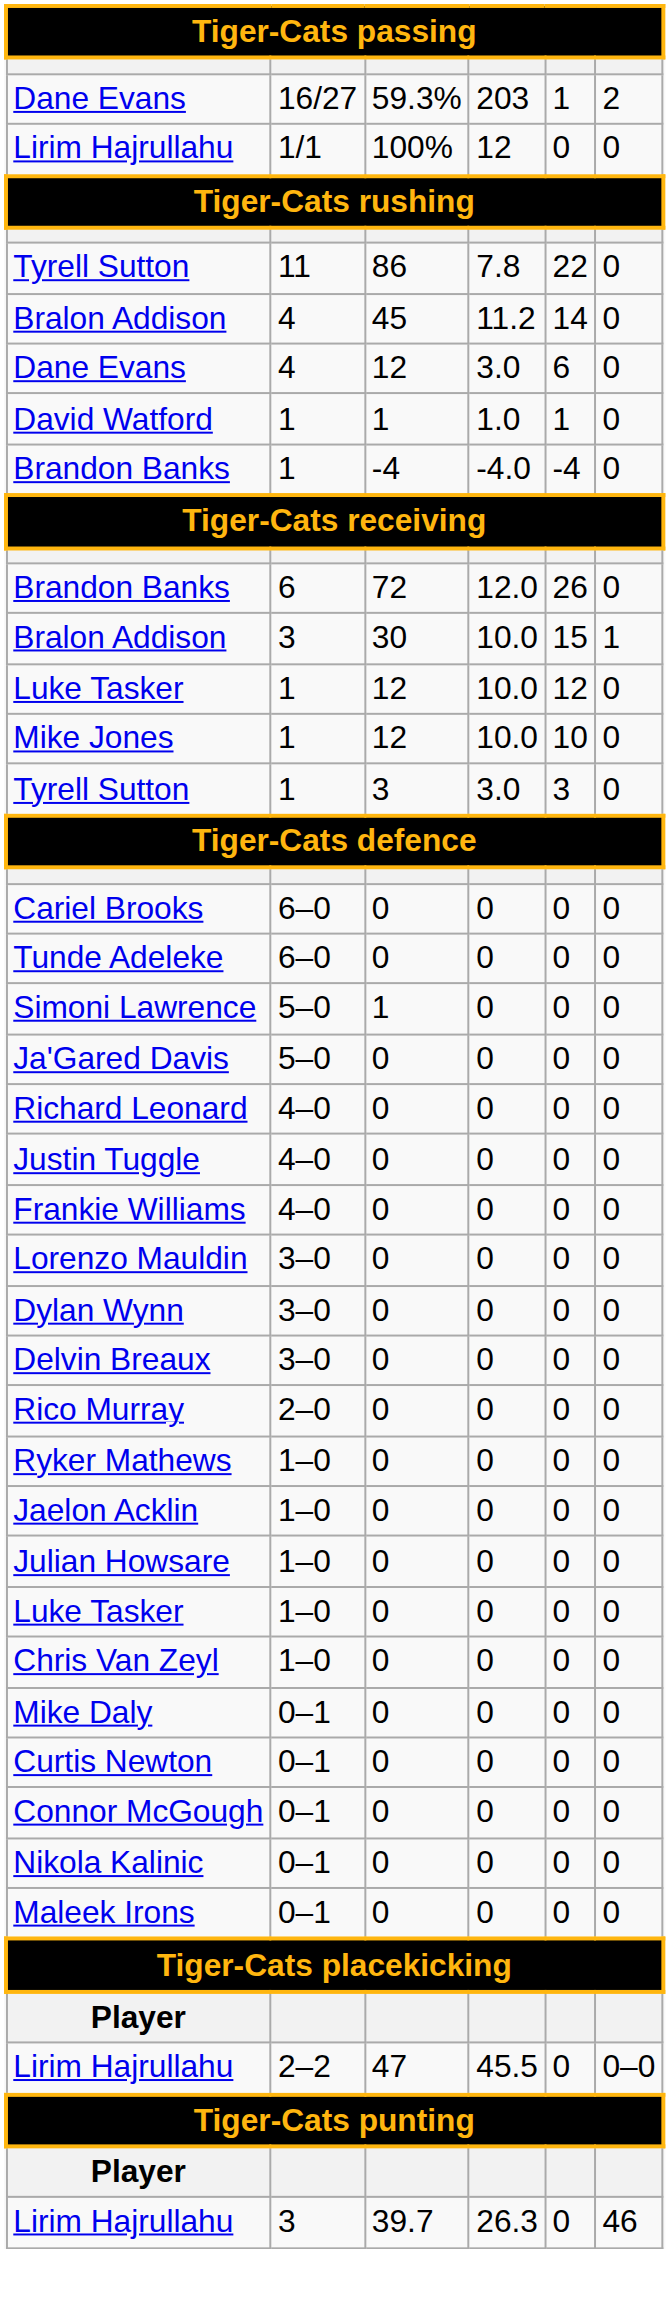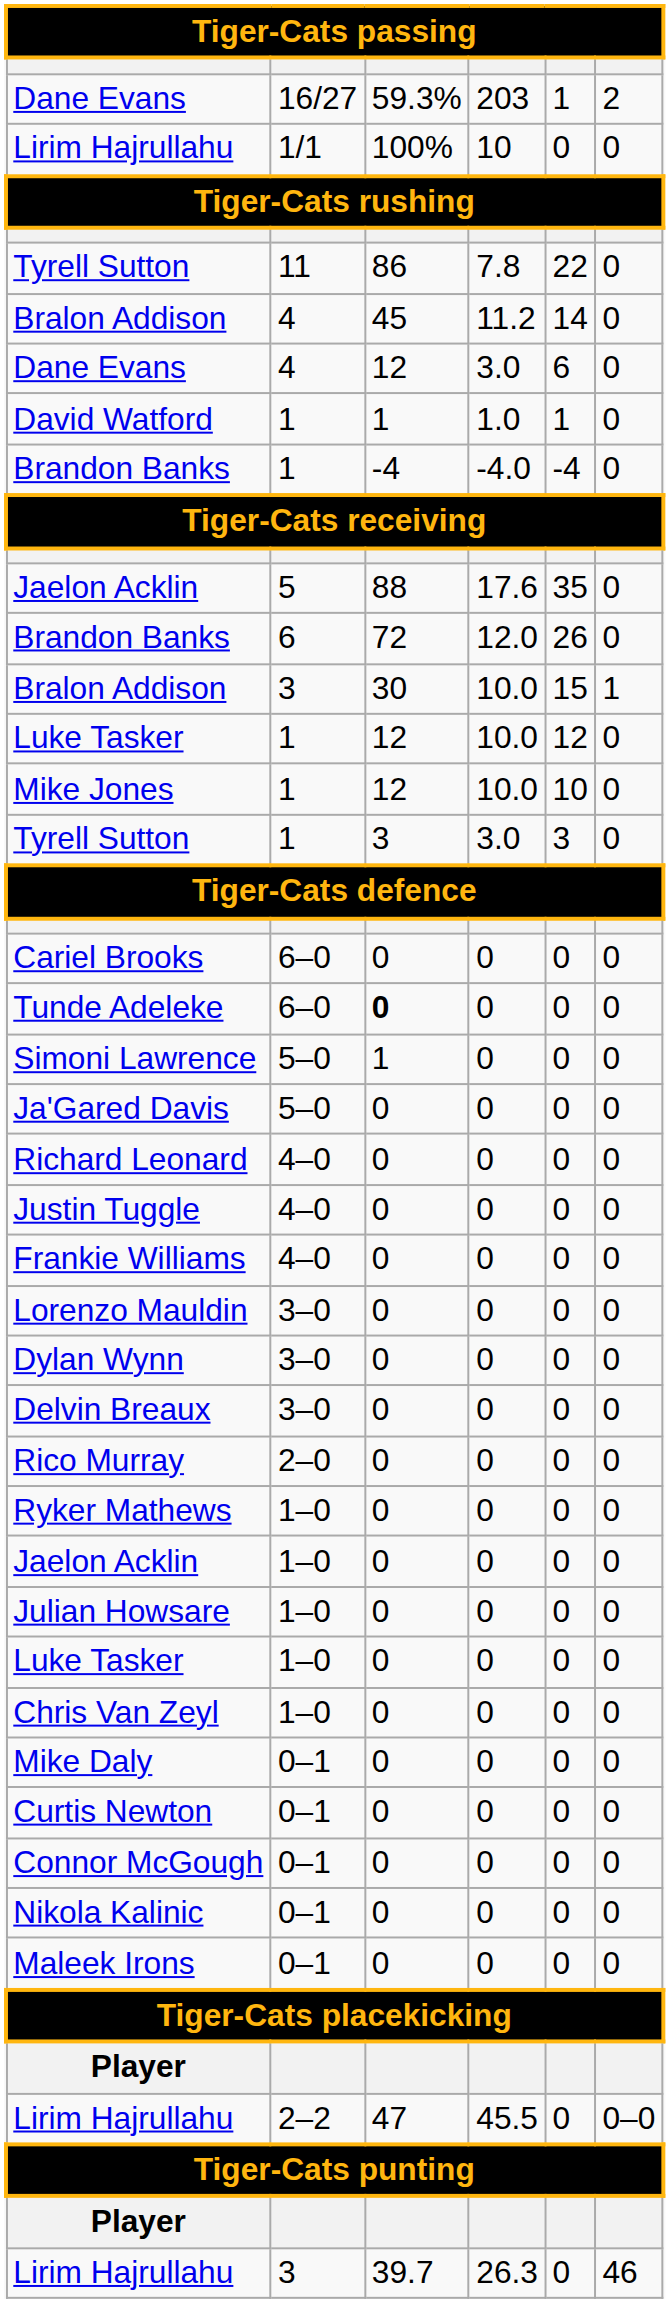(494, 148) 12 -> (494, 148) 10
+ row: (106, 587)
(381, 957) normal -> (381, 1008) bold
